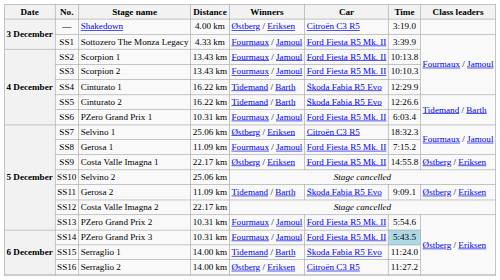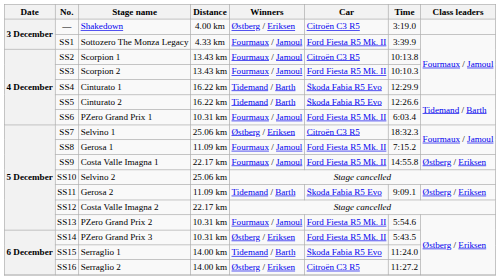(347, 56) Ford Fiesta R5 Mk. II -> (333, 56) Citroën C3 R5
(263, 161) Østberg / Eriksen -> (267, 161) Fourmaux / Jamoul
(267, 237) Fourmaux / Jamoul -> (263, 237) Østberg / Eriksen
(404, 237) lightblue background -> (404, 237) no background
